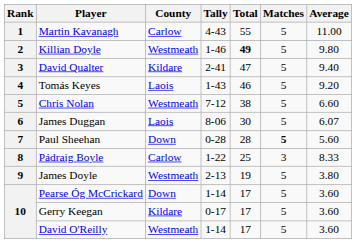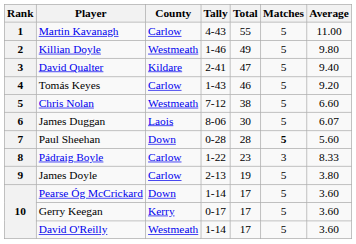(245, 49) bold -> (245, 49) normal
(161, 85) Laois -> (165, 85) Carlow
(245, 157) 25 -> (245, 157) 23
(173, 175) Westmeath -> (165, 175) Carlow
(165, 211) Kildare -> (161, 211) Kerry
